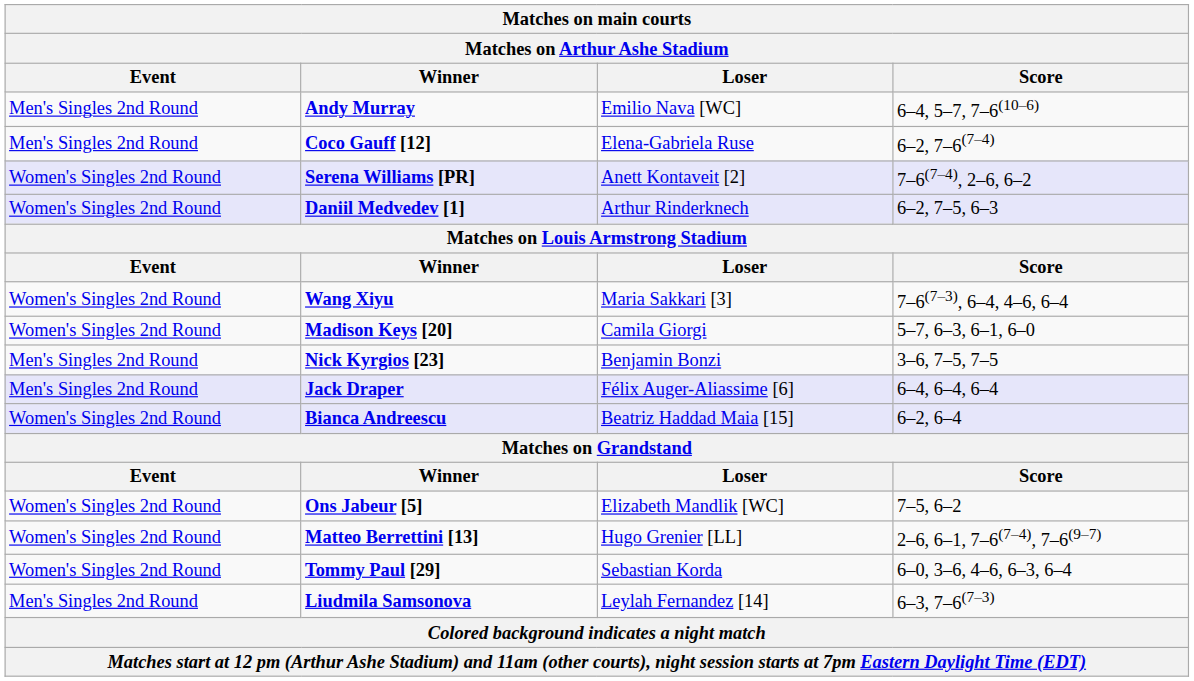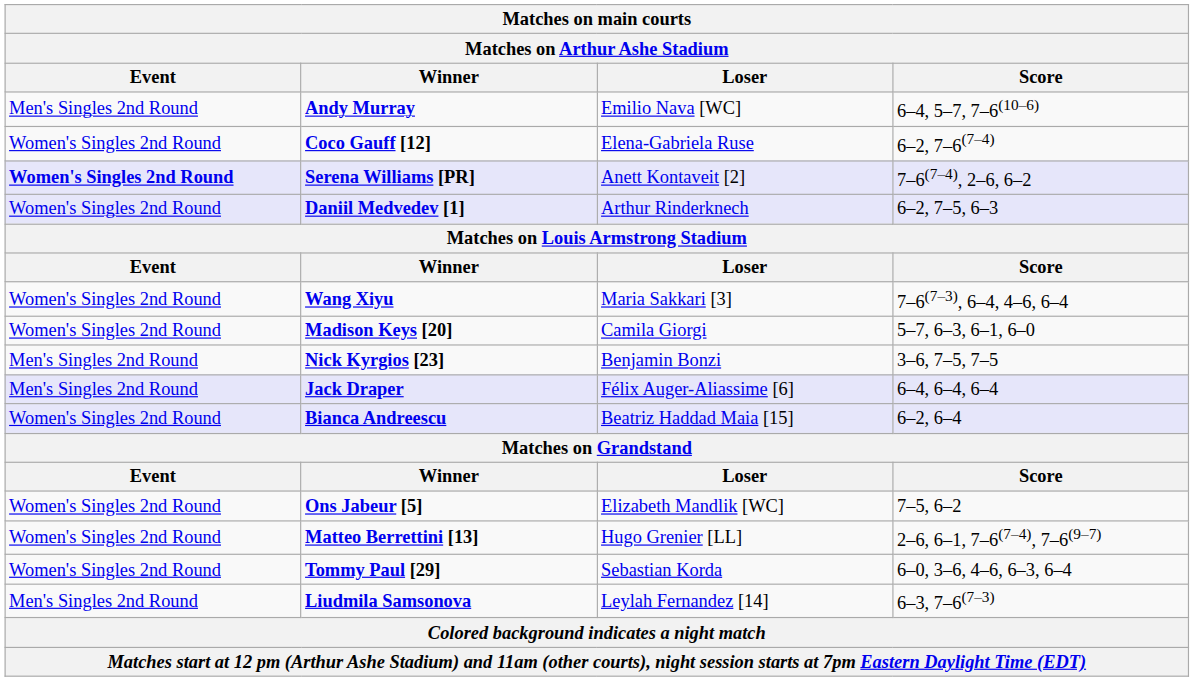(104, 143) Men's Singles 2nd Round -> (115, 143) Women's Singles 2nd Round
(115, 177) normal -> (121, 177) bold
